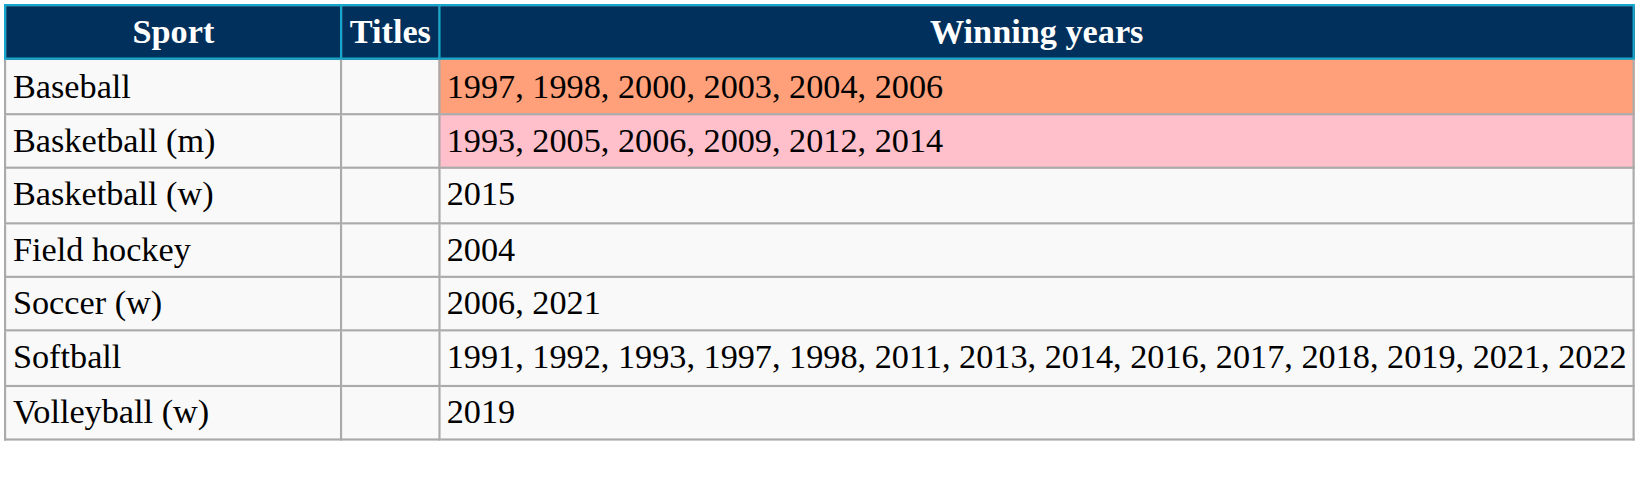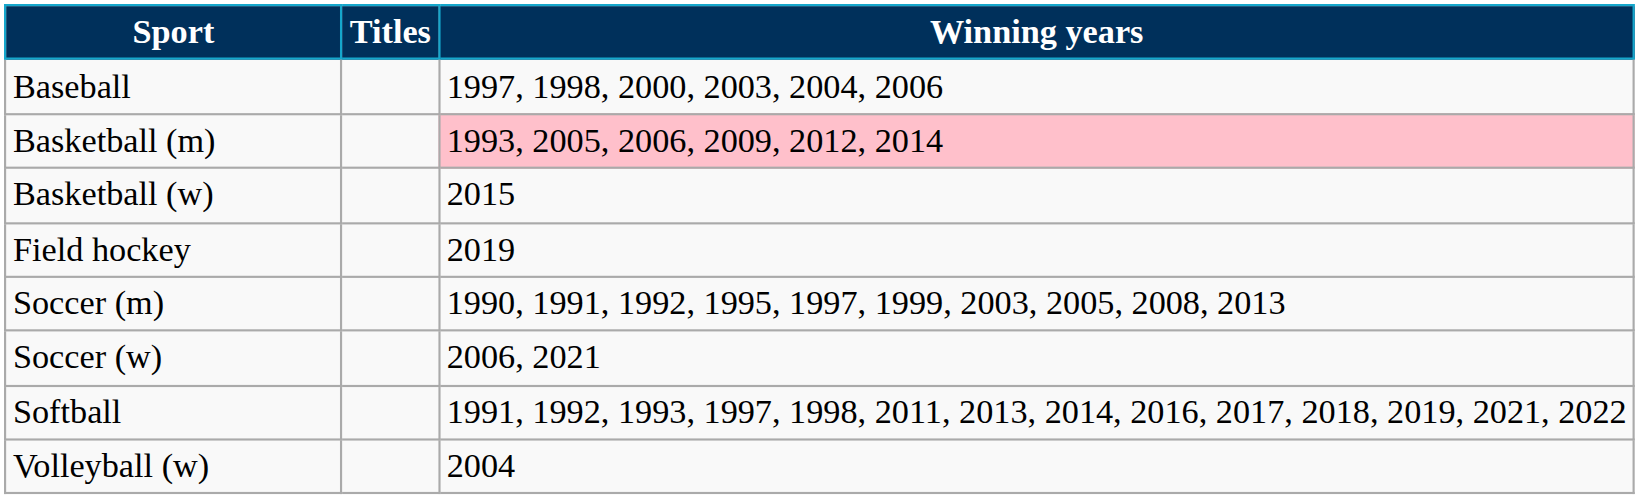(695, 85) lightsalmon background -> (695, 85) no background
(481, 248) 2004 -> (481, 248) 2019
+ row: (89, 303)
(481, 411) 2019 -> (481, 466) 2004
